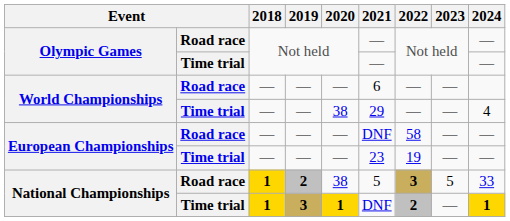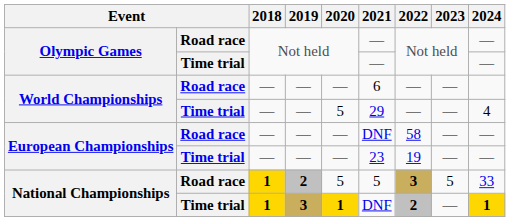(340, 110) 38 -> (340, 110) 5
(340, 181) 38 -> (340, 181) 5
